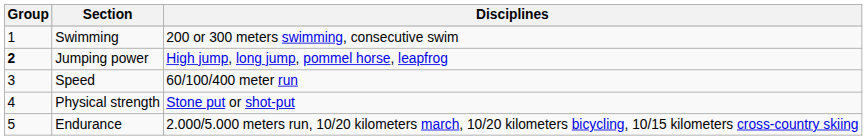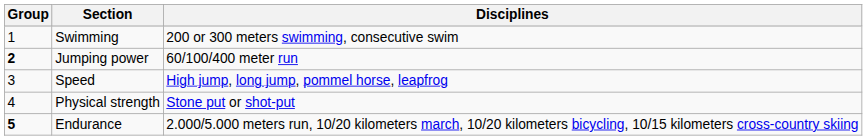(307, 59) High jump, long jump, pommel horse, leapfrog -> (232, 59) 60/100/400 meter run
(232, 80) 60/100/400 meter run -> (307, 80) High jump, long jump, pommel horse, leapfrog
(11, 124) normal -> (11, 124) bold
